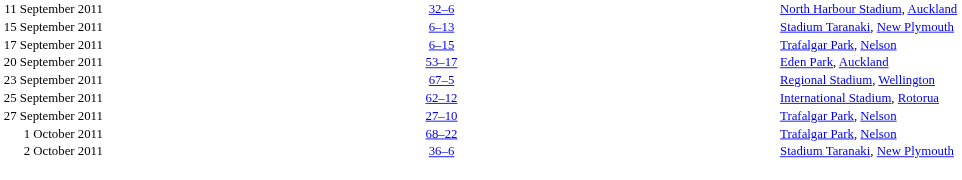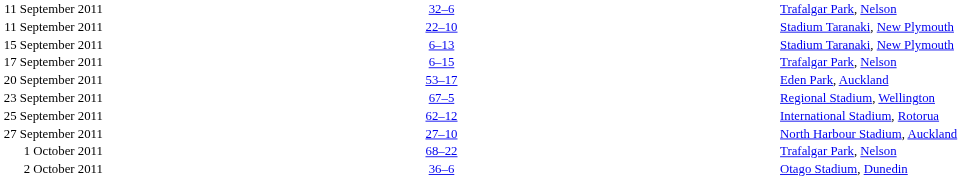(869, 9) North Harbour Stadium, Auckland -> (838, 9) Trafalgar Park, Nelson
+ row: (54, 26)
(838, 115) Trafalgar Park, Nelson -> (869, 133) North Harbour Stadium, Auckland
(867, 151) Stadium Taranaki, New Plymouth -> (844, 169) Otago Stadium, Dunedin
